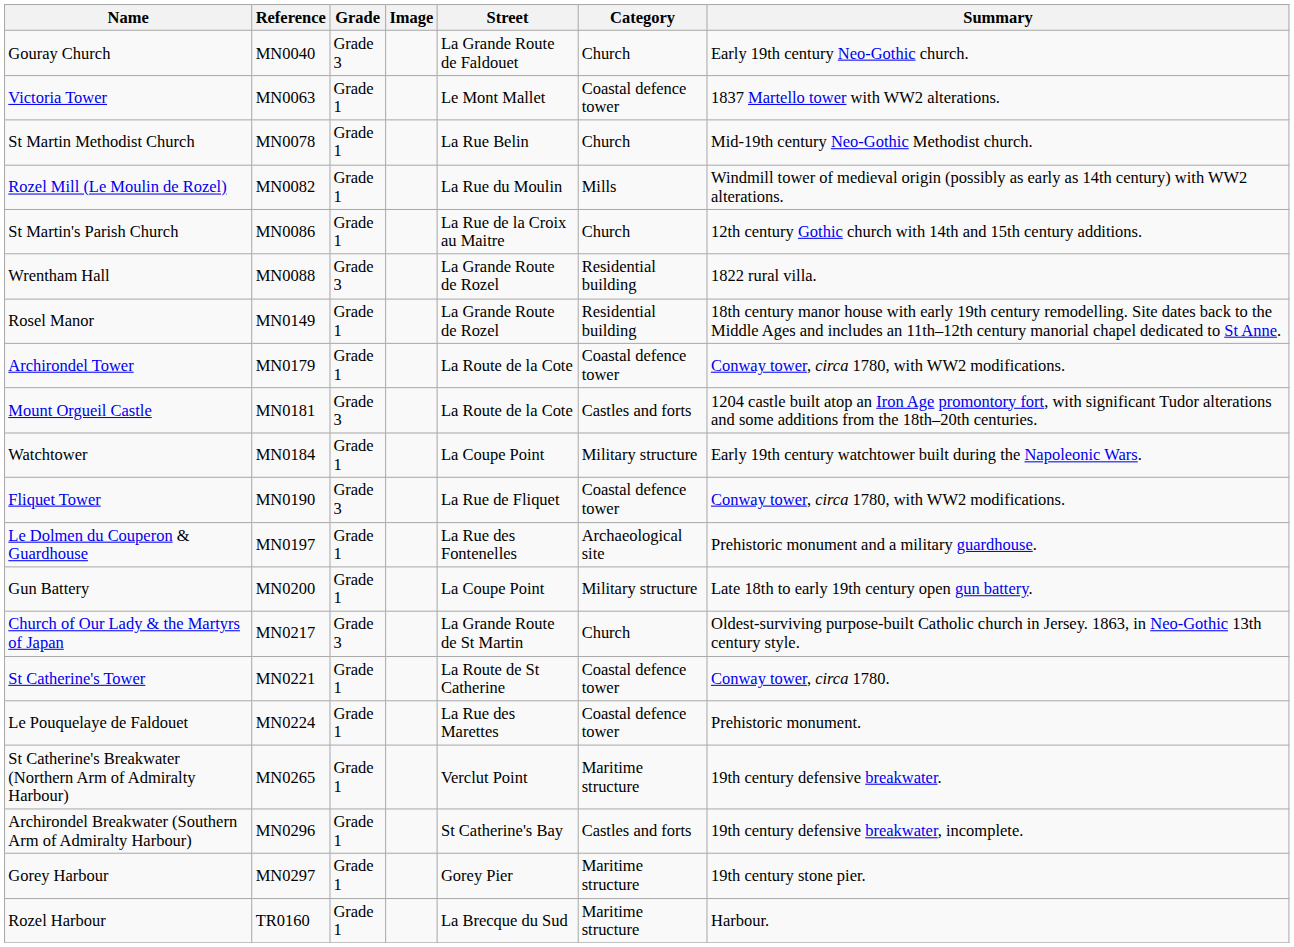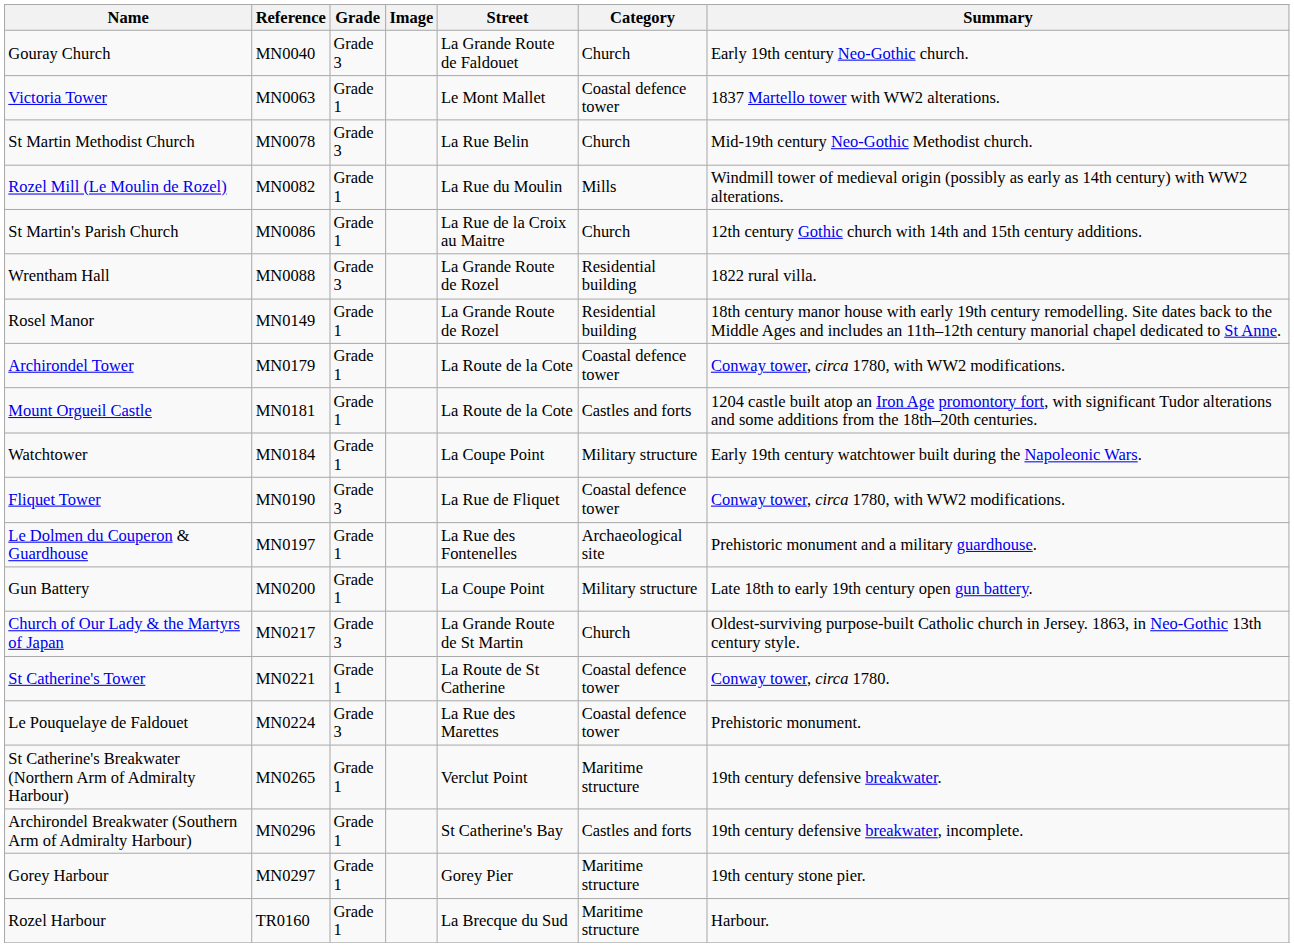(354, 142) Grade 1 -> (354, 142) Grade 3
(354, 410) Grade 3 -> (354, 410) Grade 1
(354, 723) Grade 1 -> (354, 723) Grade 3
